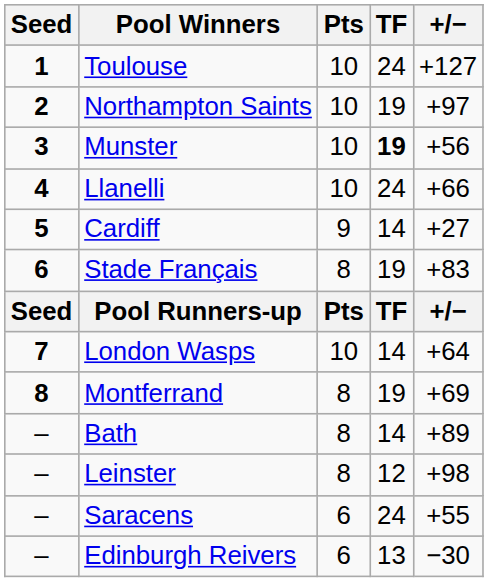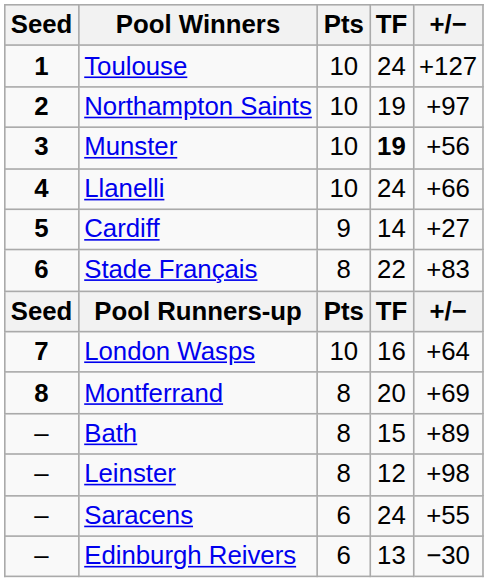(391, 270) 19 -> (391, 270) 22
(391, 351) 14 -> (391, 351) 16
(391, 392) 19 -> (391, 392) 20
(391, 433) 14 -> (391, 433) 15
